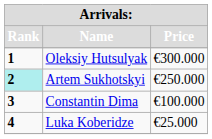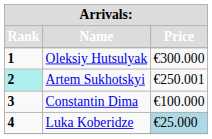(179, 79) €250.000 -> (179, 79) €250.001
(176, 123) no background -> (176, 123) lightblue background
